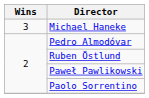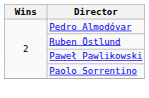- row: (88, 27)
